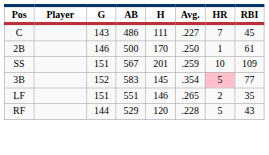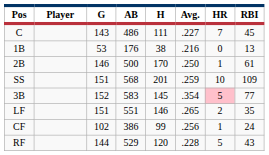+ row: (19, 48)
(131, 64) 567 -> (131, 80) 568
+ row: (19, 127)
